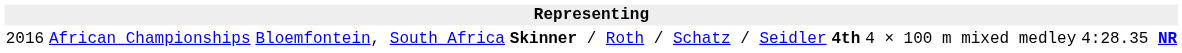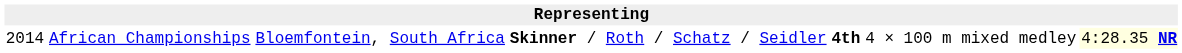(25, 38) 2016 -> (25, 38) 2014
(1129, 38) no background -> (1129, 38) lightyellow background
